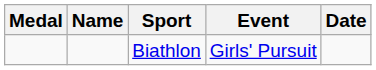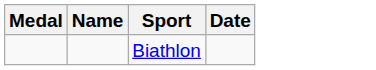- column: (263, 20)
